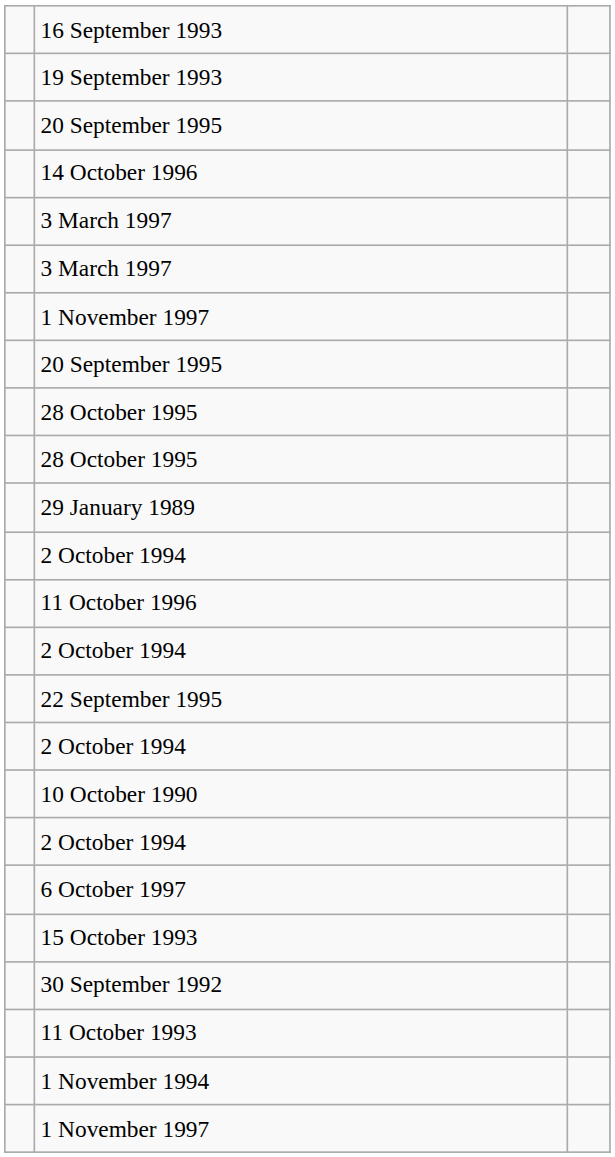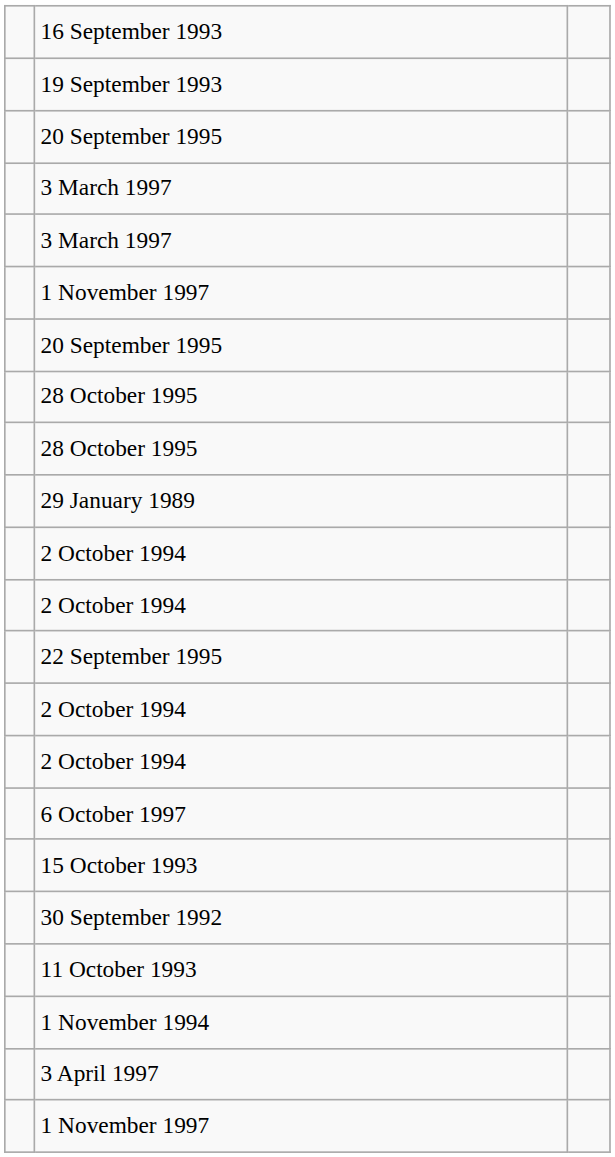- row: (20, 173)
- row: (20, 603)
- row: (20, 794)
+ row: (20, 1074)
